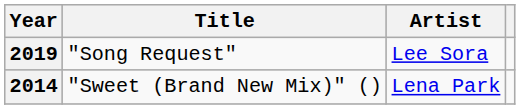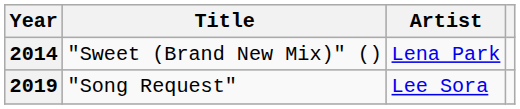rows swapped: (34, 87) <-> (34, 54)
